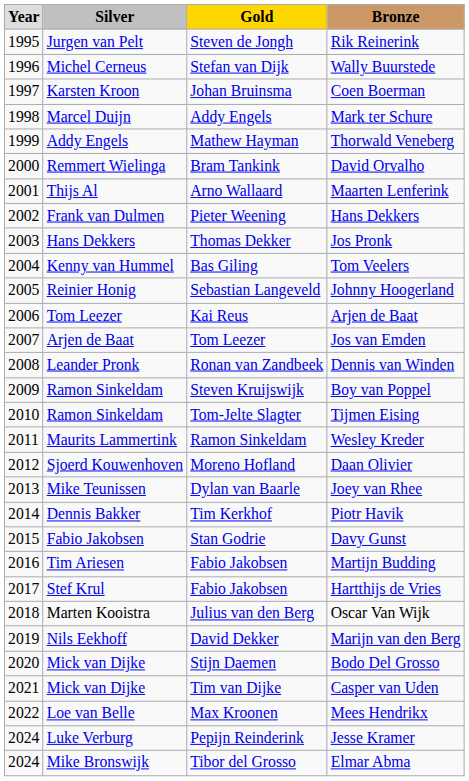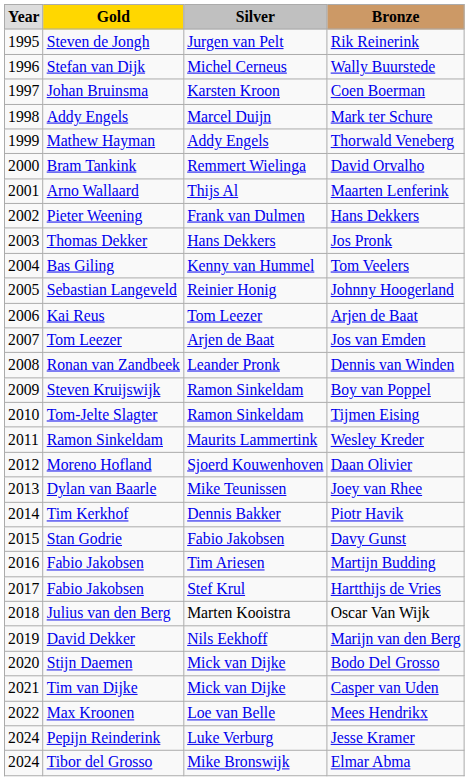columns swapped: (257, 16) <-> (115, 16)
